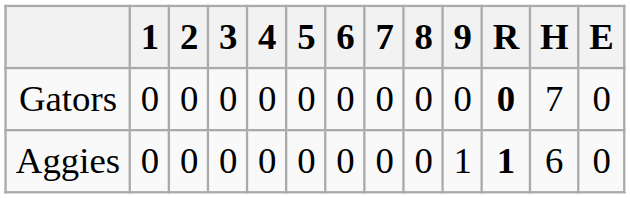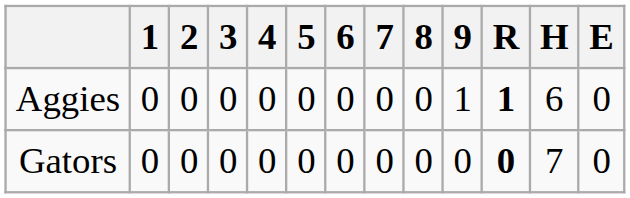rows swapped: (68, 160) <-> (68, 98)
